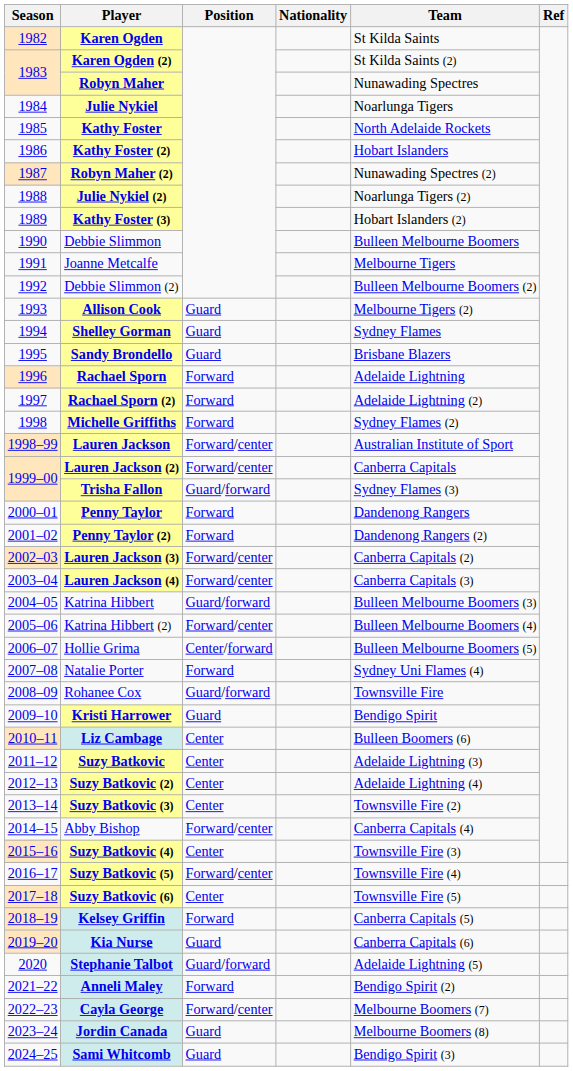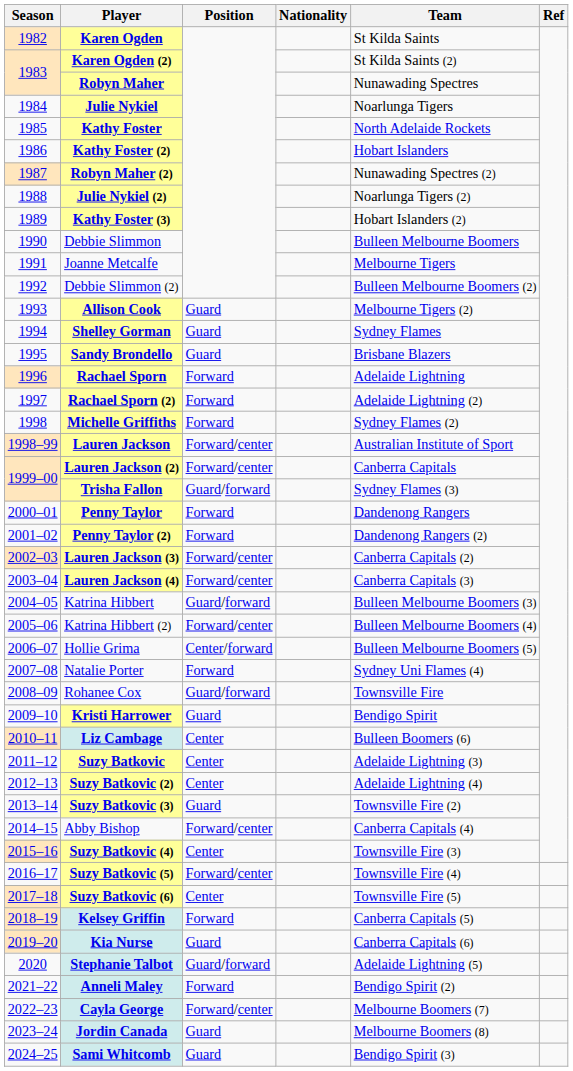(205, 806) Center -> (203, 806) Guard
